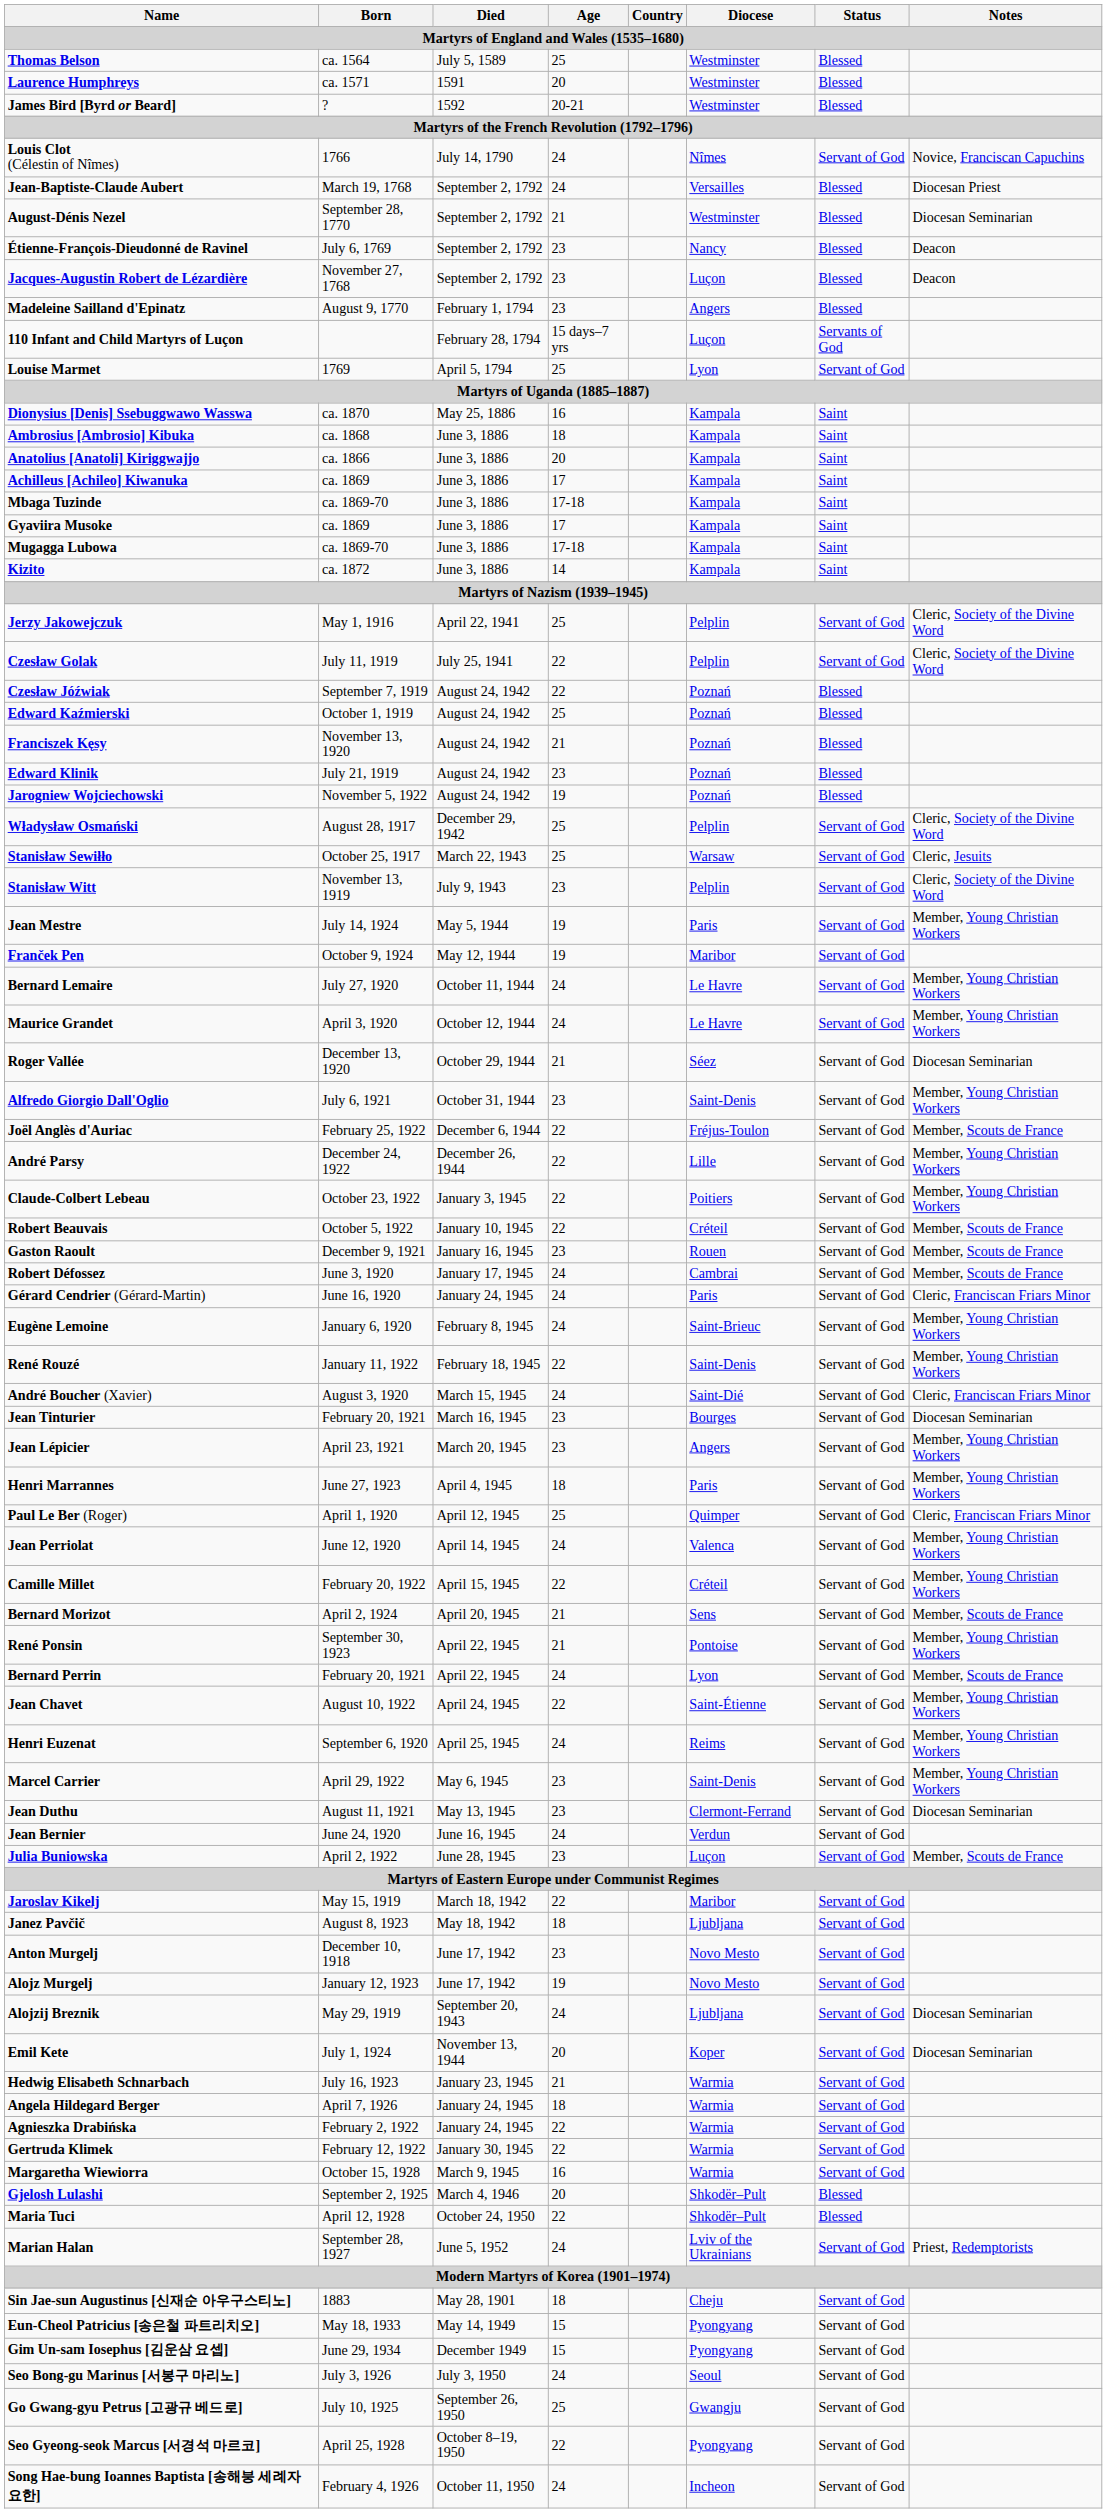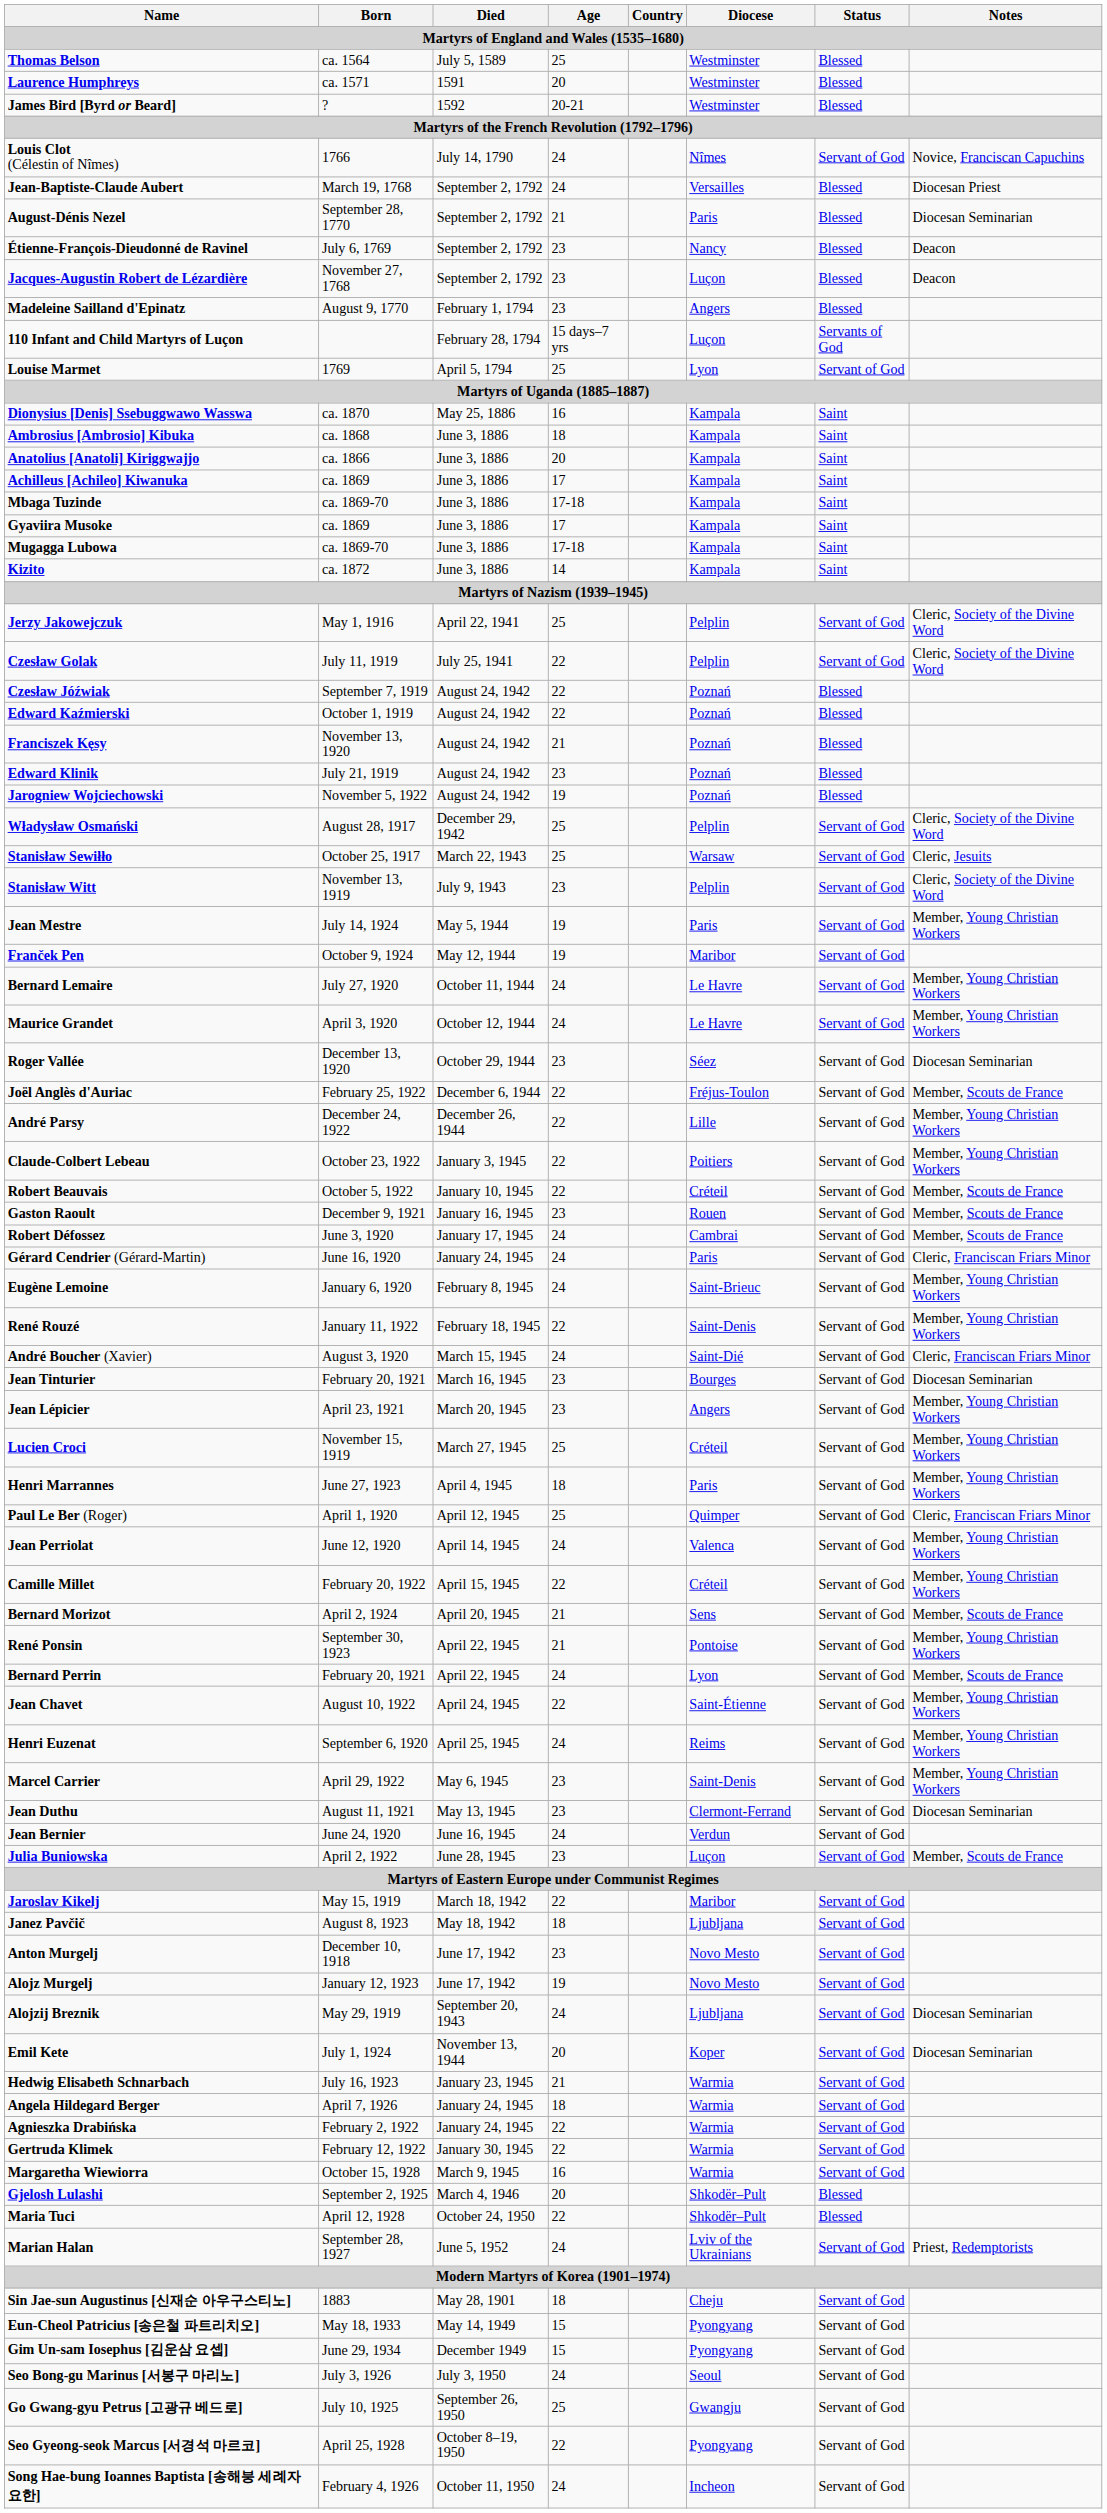(724, 218) Westminster -> (703, 218) Paris
(558, 713) 25 -> (558, 713) 22
(558, 1062) 21 -> (558, 1062) 23
- row: (88, 1100)
+ row: (47, 1447)
